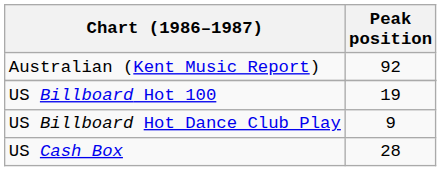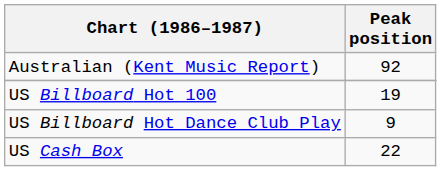(391, 151) 28 -> (391, 151) 22
